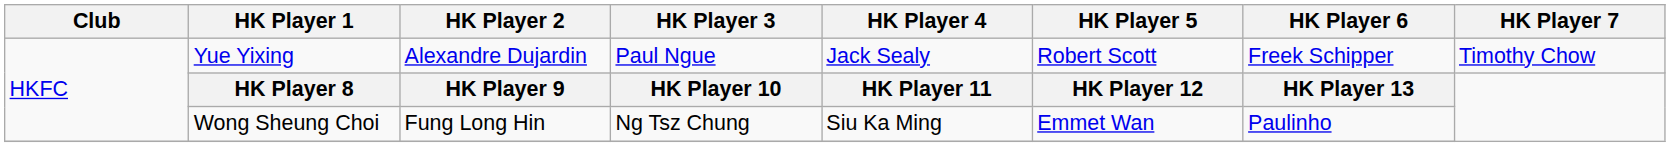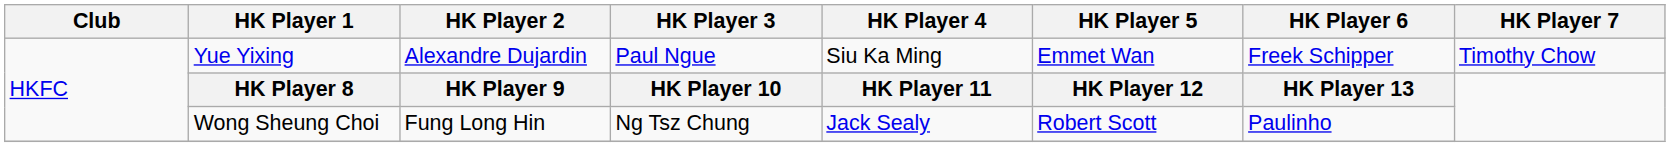(878, 55) Jack Sealy -> (884, 55) Siu Ka Ming
(1097, 55) Robert Scott -> (1096, 55) Emmet Wan
(884, 123) Siu Ka Ming -> (878, 123) Jack Sealy
(1096, 123) Emmet Wan -> (1097, 123) Robert Scott
